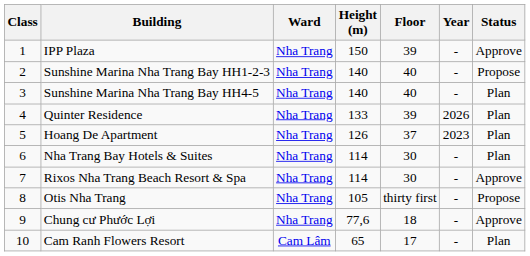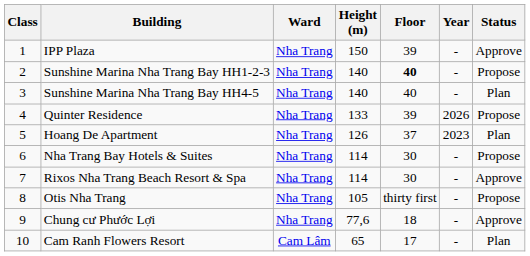(410, 72) normal -> (410, 72) bold
(499, 114) Plan -> (499, 114) Propose
(499, 156) Plan -> (499, 156) Propose
